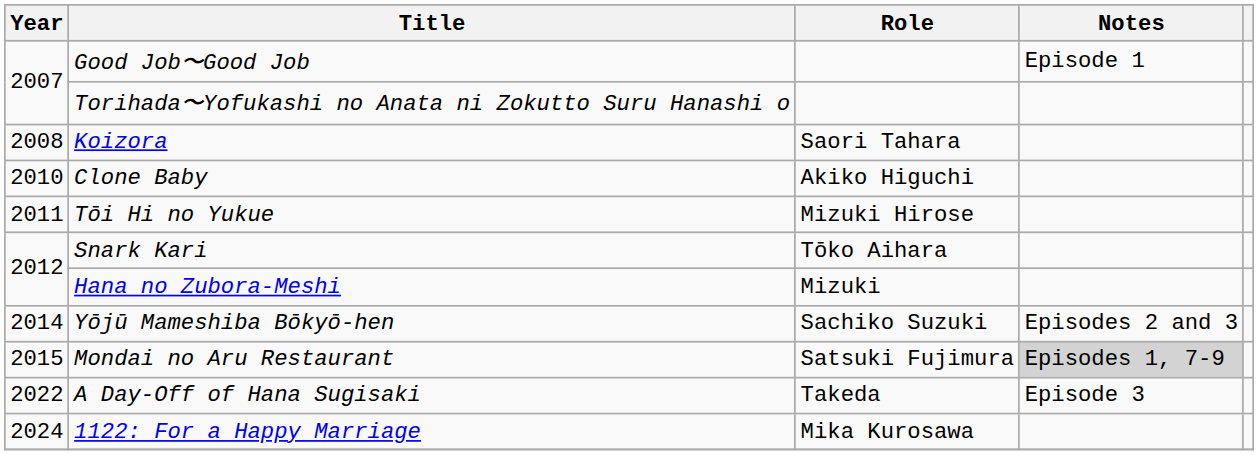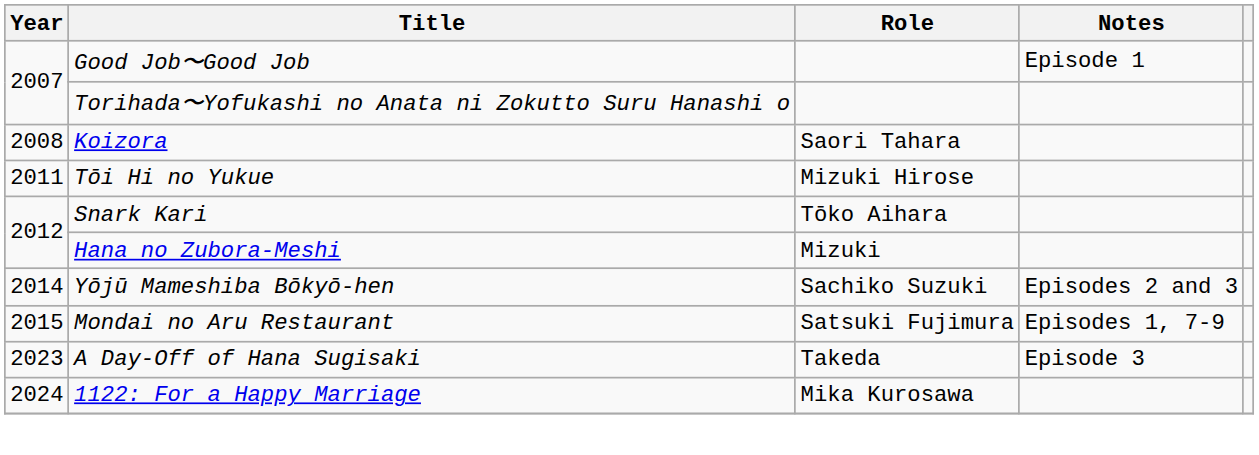- row: (141, 178)
(1125, 359) lightgrey background -> (1125, 323) no background
(37, 396) 2022 -> (37, 359) 2023
